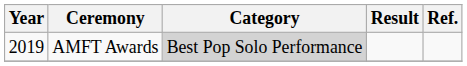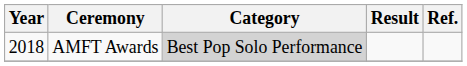(26, 46) 2019 -> (26, 46) 2018
